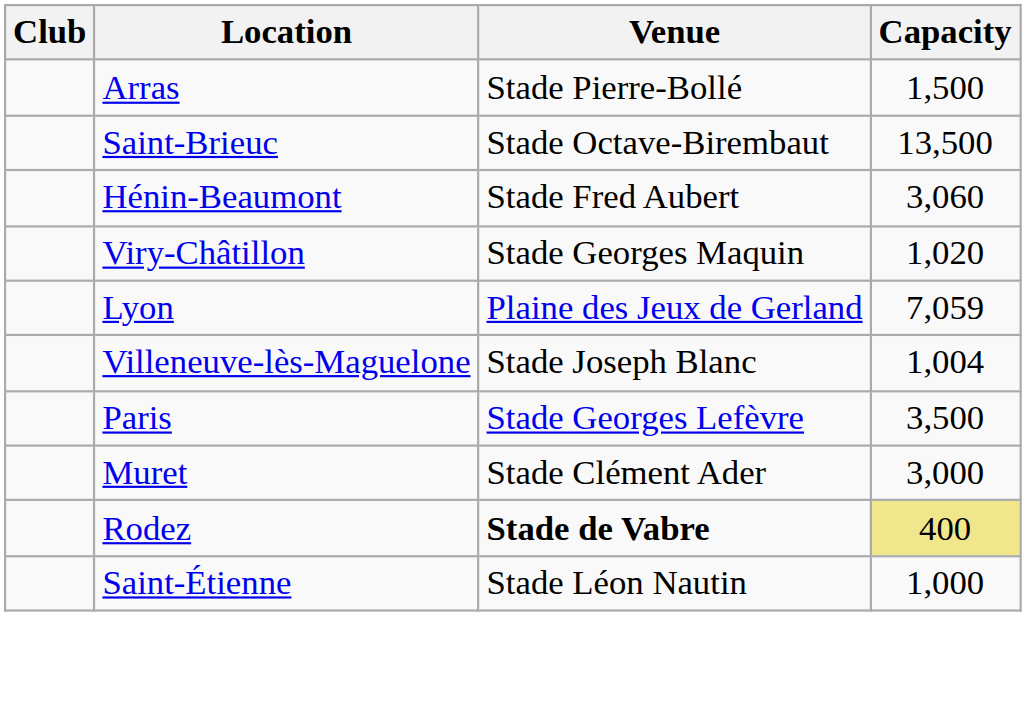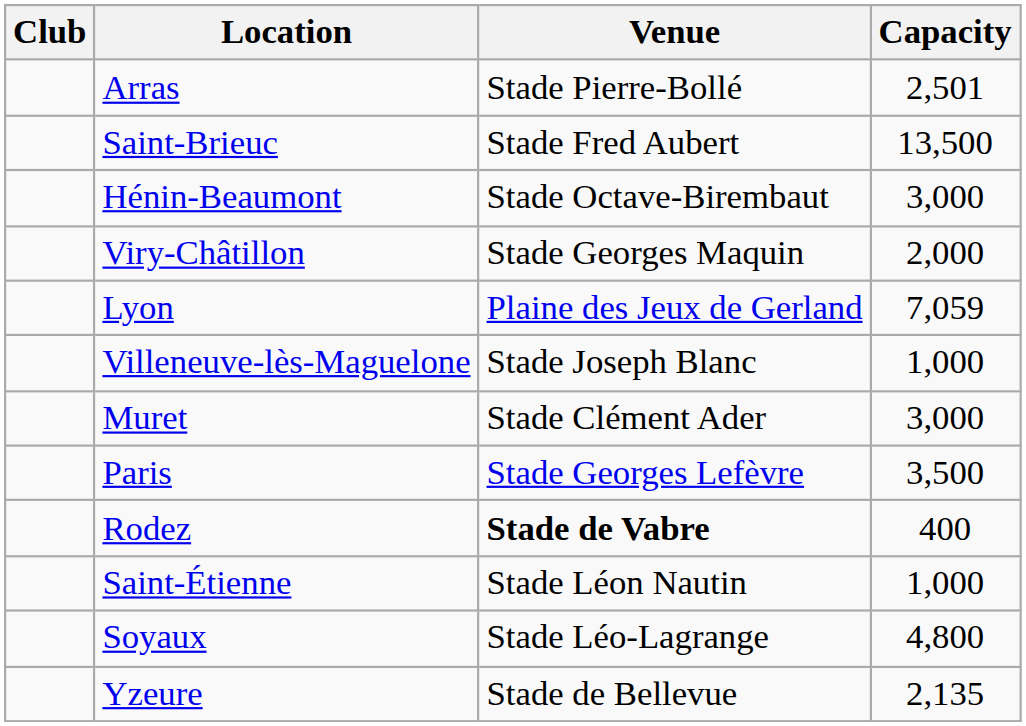(945, 87) 1,500 -> (945, 87) 2,501
(658, 142) Stade Octave-Birembaut -> (613, 142) Stade Fred Aubert
(613, 197) Stade Fred Aubert -> (658, 197) Stade Octave-Birembaut
(945, 197) 3,060 -> (945, 197) 3,000
(945, 252) 1,020 -> (945, 252) 2,000
(945, 362) 1,004 -> (945, 362) 1,000
rows swapped: (145, 472) <-> (137, 417)
(945, 527) khaki background -> (945, 527) no background
+ row: (155, 637)
+ row: (153, 692)
